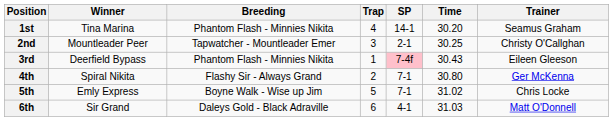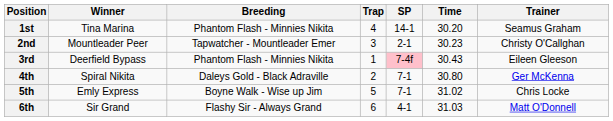(450, 44) 30.25 -> (450, 44) 30.23
(264, 76) Flashy Sir - Always Grand -> (264, 76) Daleys Gold - Black Adraville
(264, 108) Daleys Gold - Black Adraville -> (264, 108) Flashy Sir - Always Grand
